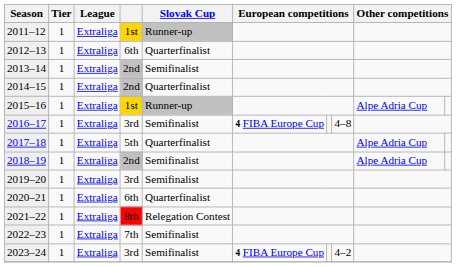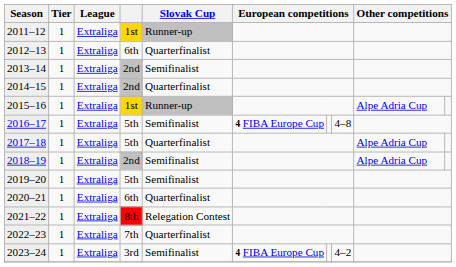(131, 123) 3rd -> (131, 123) 5th
(131, 178) 3rd -> (131, 178) 5th
(172, 234) Semifinalist -> (177, 234) Quarterfinalist
